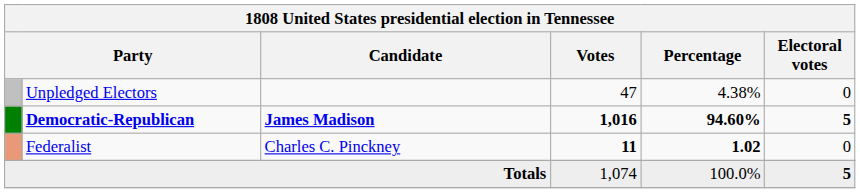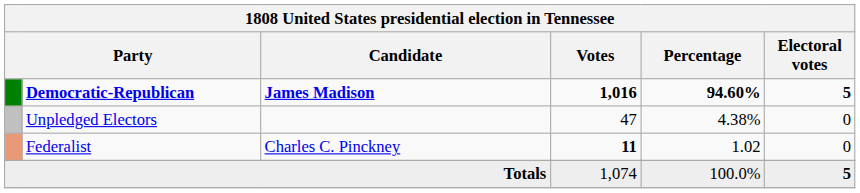rows swapped: (110, 119) <-> (91, 92)
(746, 147) bold -> (746, 147) normal
